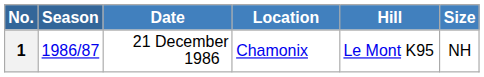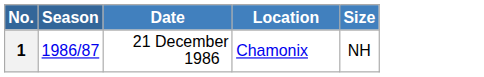- column: (390, 17)
